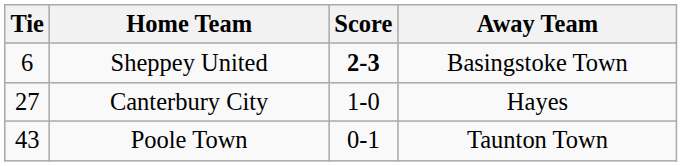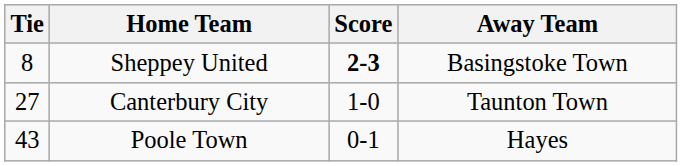(27, 62) 6 -> (27, 62) 8
(537, 101) Hayes -> (537, 101) Taunton Town
(537, 140) Taunton Town -> (537, 140) Hayes
